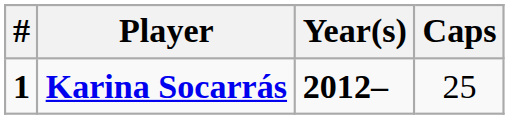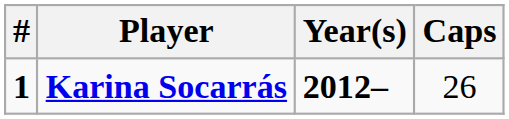(460, 85) 25 -> (460, 85) 26
